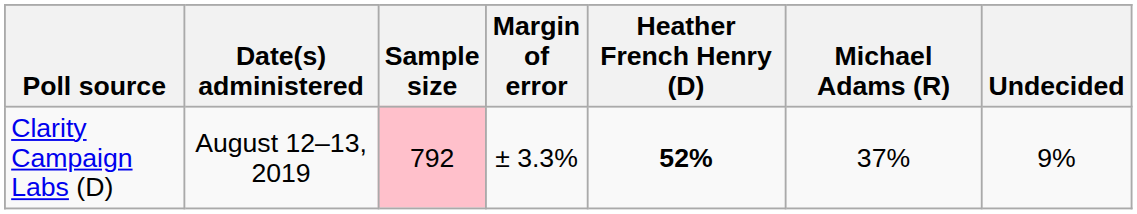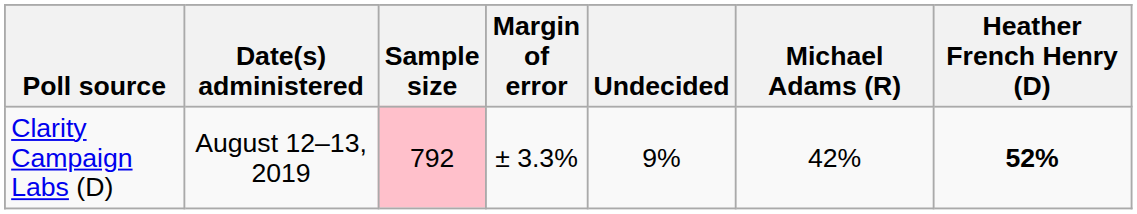columns swapped: (686, 56) <-> (1057, 86)
(883, 157) 37% -> (835, 157) 42%
